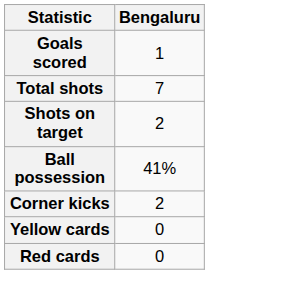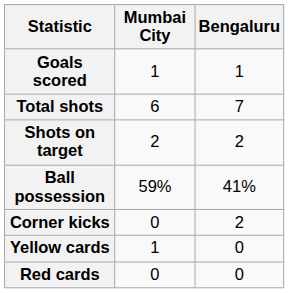+ column: (155, 26)
